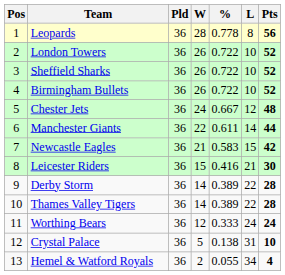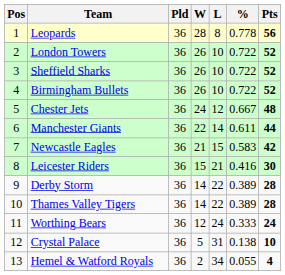columns swapped: (250, 14) <-> (225, 14)
